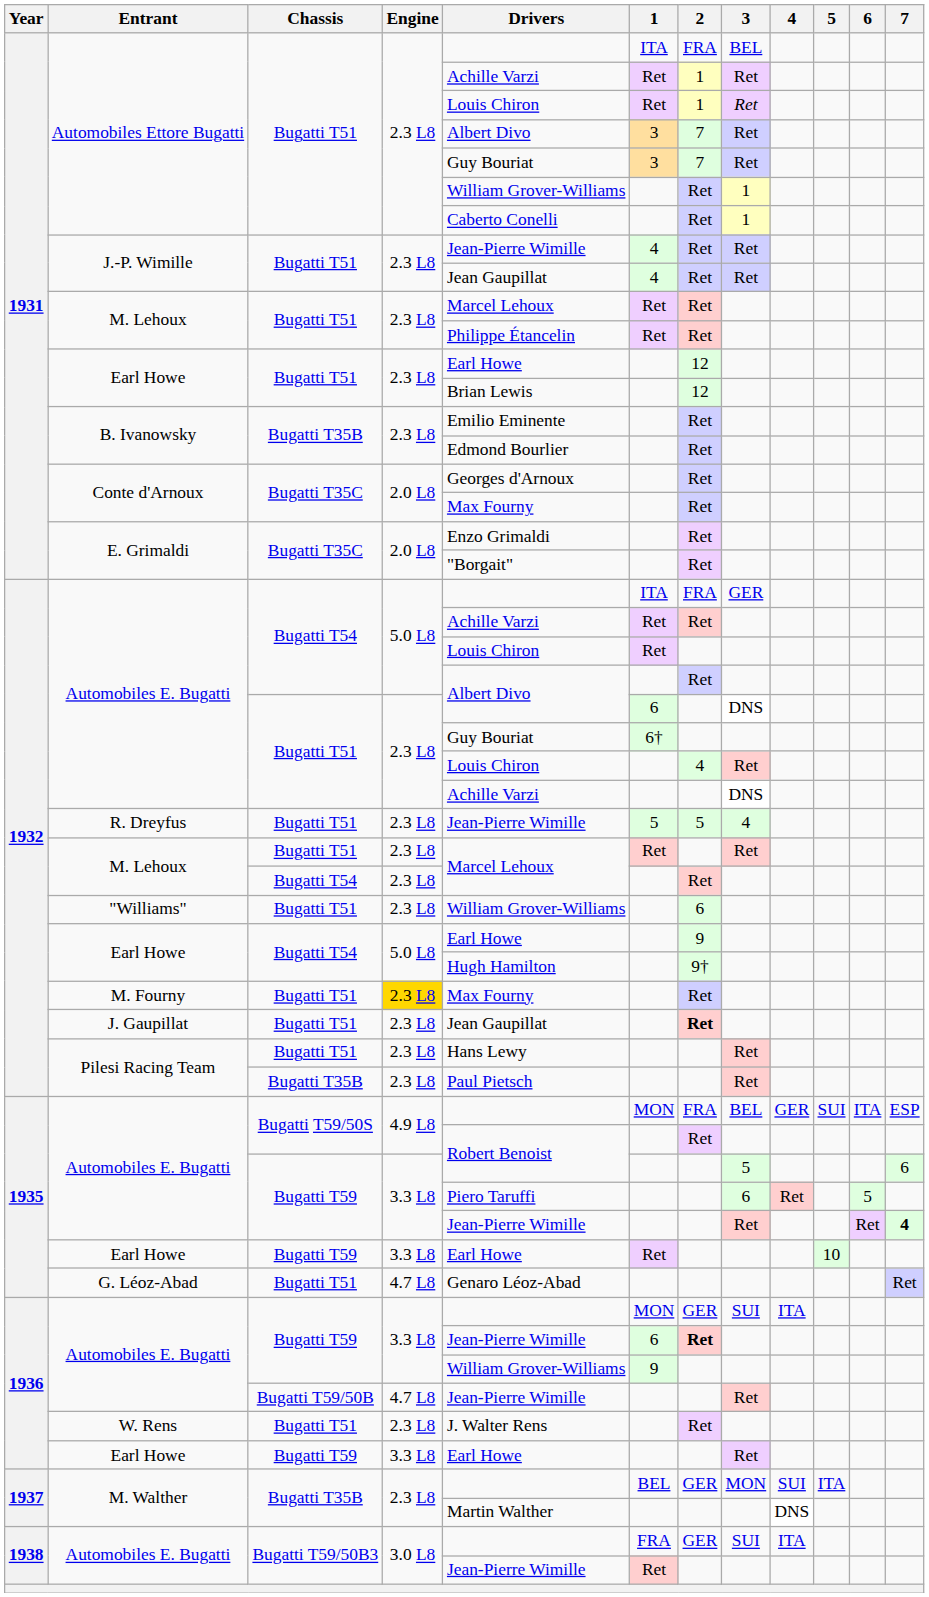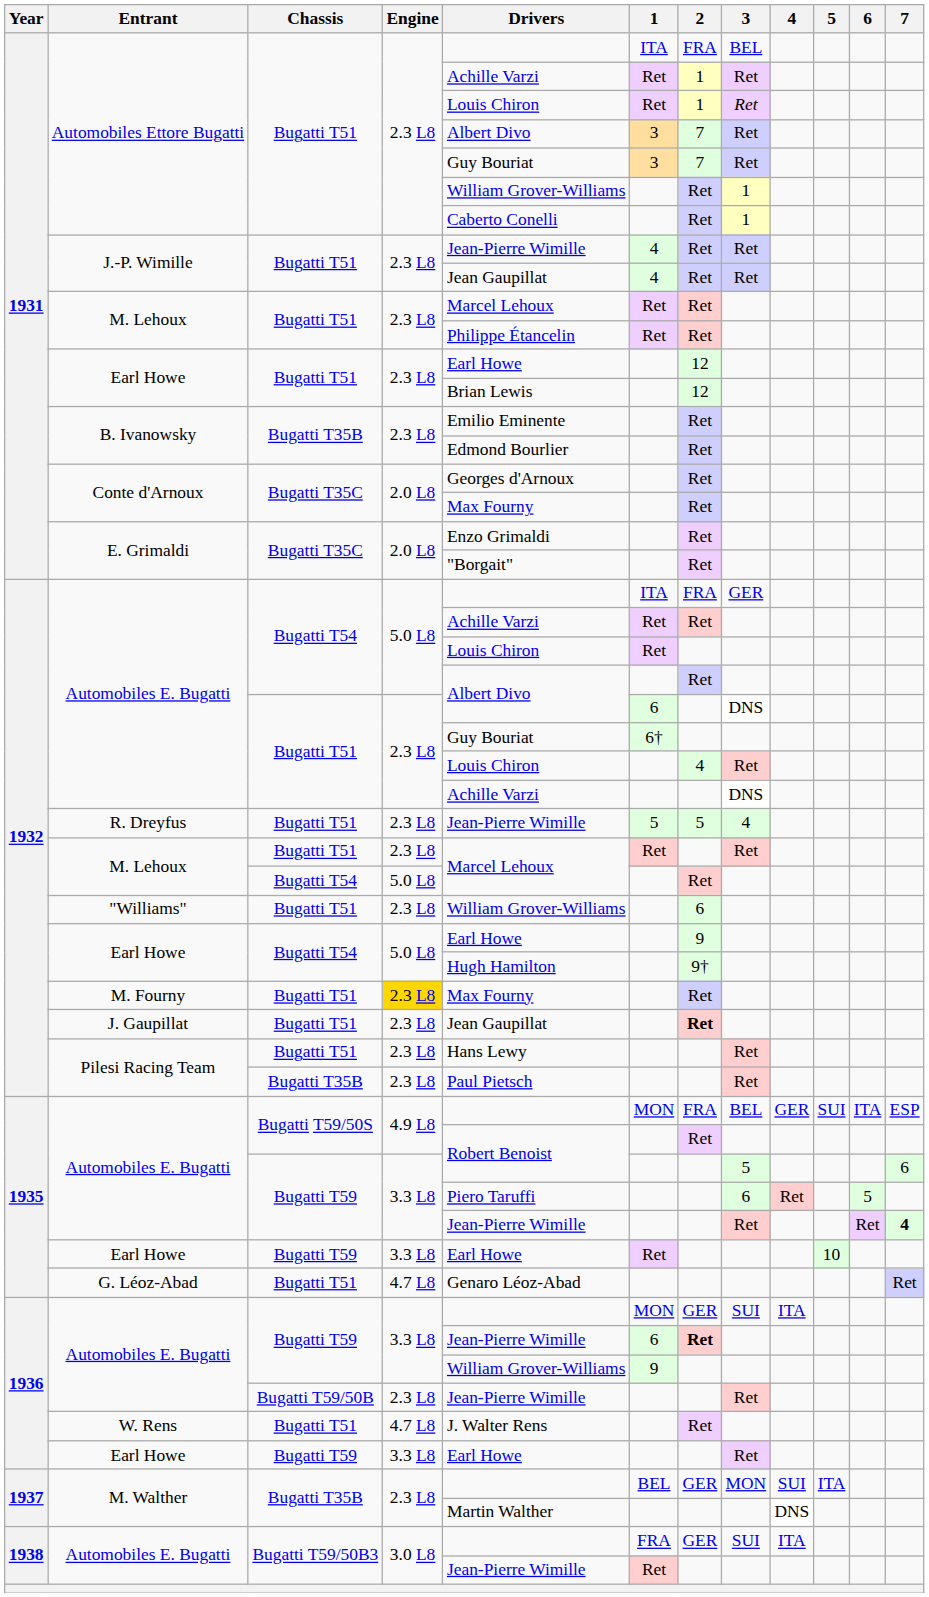(413, 880) 2.3 L8 -> (413, 880) 5.0 L8
(413, 1397) 4.7 L8 -> (413, 1397) 2.3 L8
(413, 1425) 2.3 L8 -> (413, 1425) 4.7 L8
